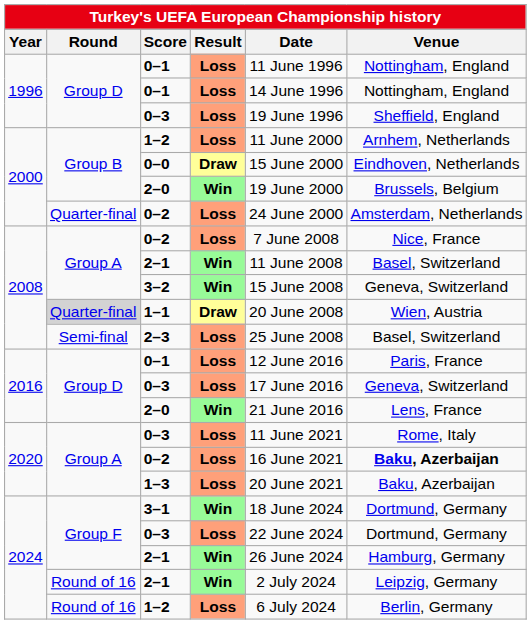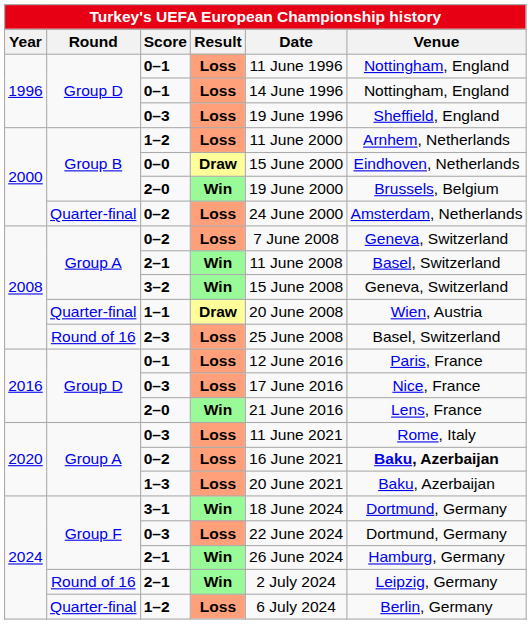(436, 238) Nice, France -> (436, 238) Geneva, Switzerland
(93, 312) lightgrey background -> (93, 312) no background
(93, 337) Semi-final -> (93, 337) Round of 16
(436, 386) Geneva, Switzerland -> (436, 386) Nice, France
(93, 607) Round of 16 -> (93, 607) Quarter-final
